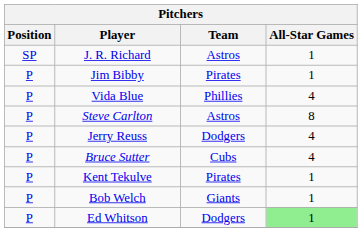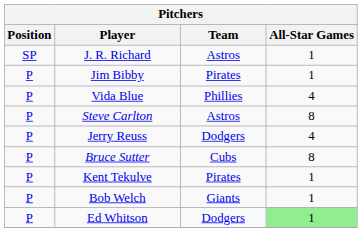(312, 156) 4 -> (312, 156) 8
